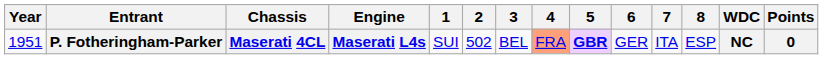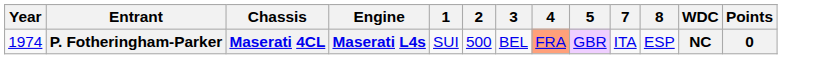- column: (631, 17)
(25, 41) 1951 -> (25, 41) 1974
(479, 41) 502 -> (479, 41) 500
(590, 41) bold -> (590, 41) normal
